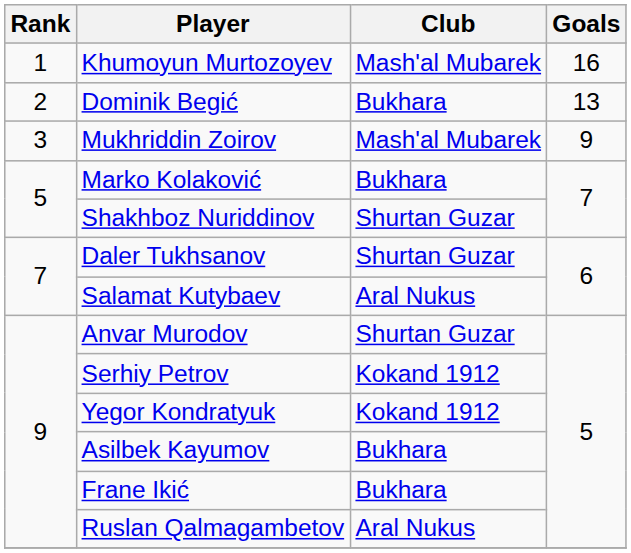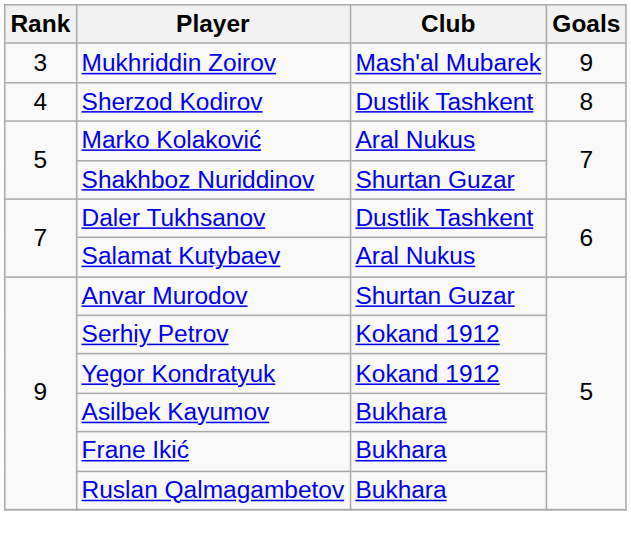- row: (207, 62)
- row: (160, 101)
+ row: (172, 101)
(401, 179) Bukhara -> (415, 140) Aral Nukus
(435, 256) Shurtan Guzar -> (444, 218) Dustlik Tashkent
(415, 528) Aral Nukus -> (401, 489) Bukhara
